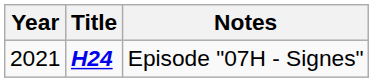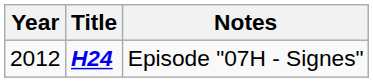(35, 58) 2021 -> (35, 58) 2012
